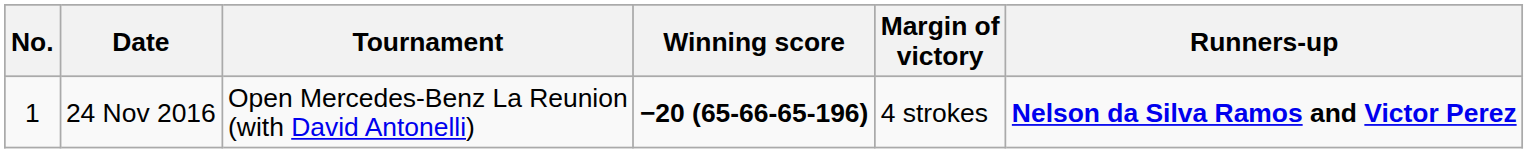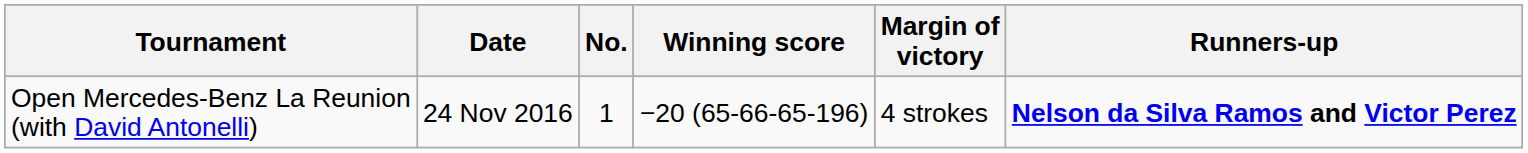columns swapped: (32, 41) <-> (428, 41)
(754, 112) bold -> (754, 112) normal
